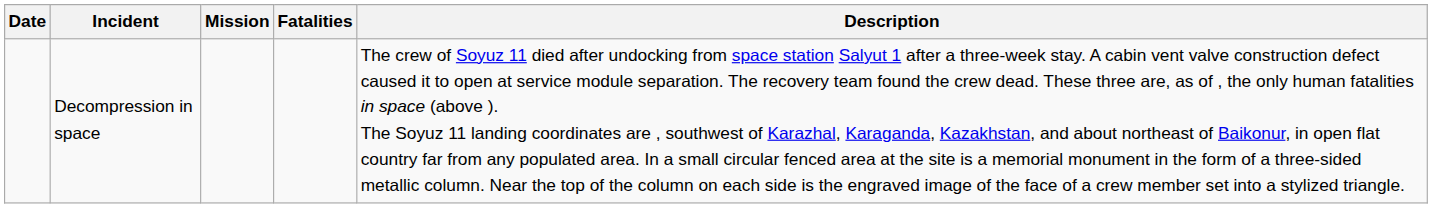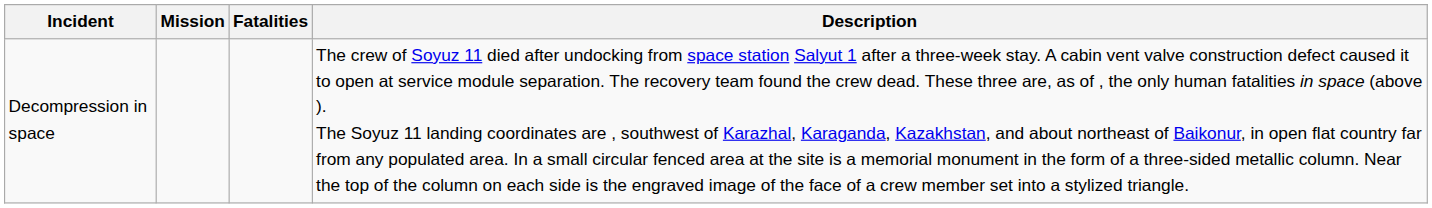- column: (27, 21)
